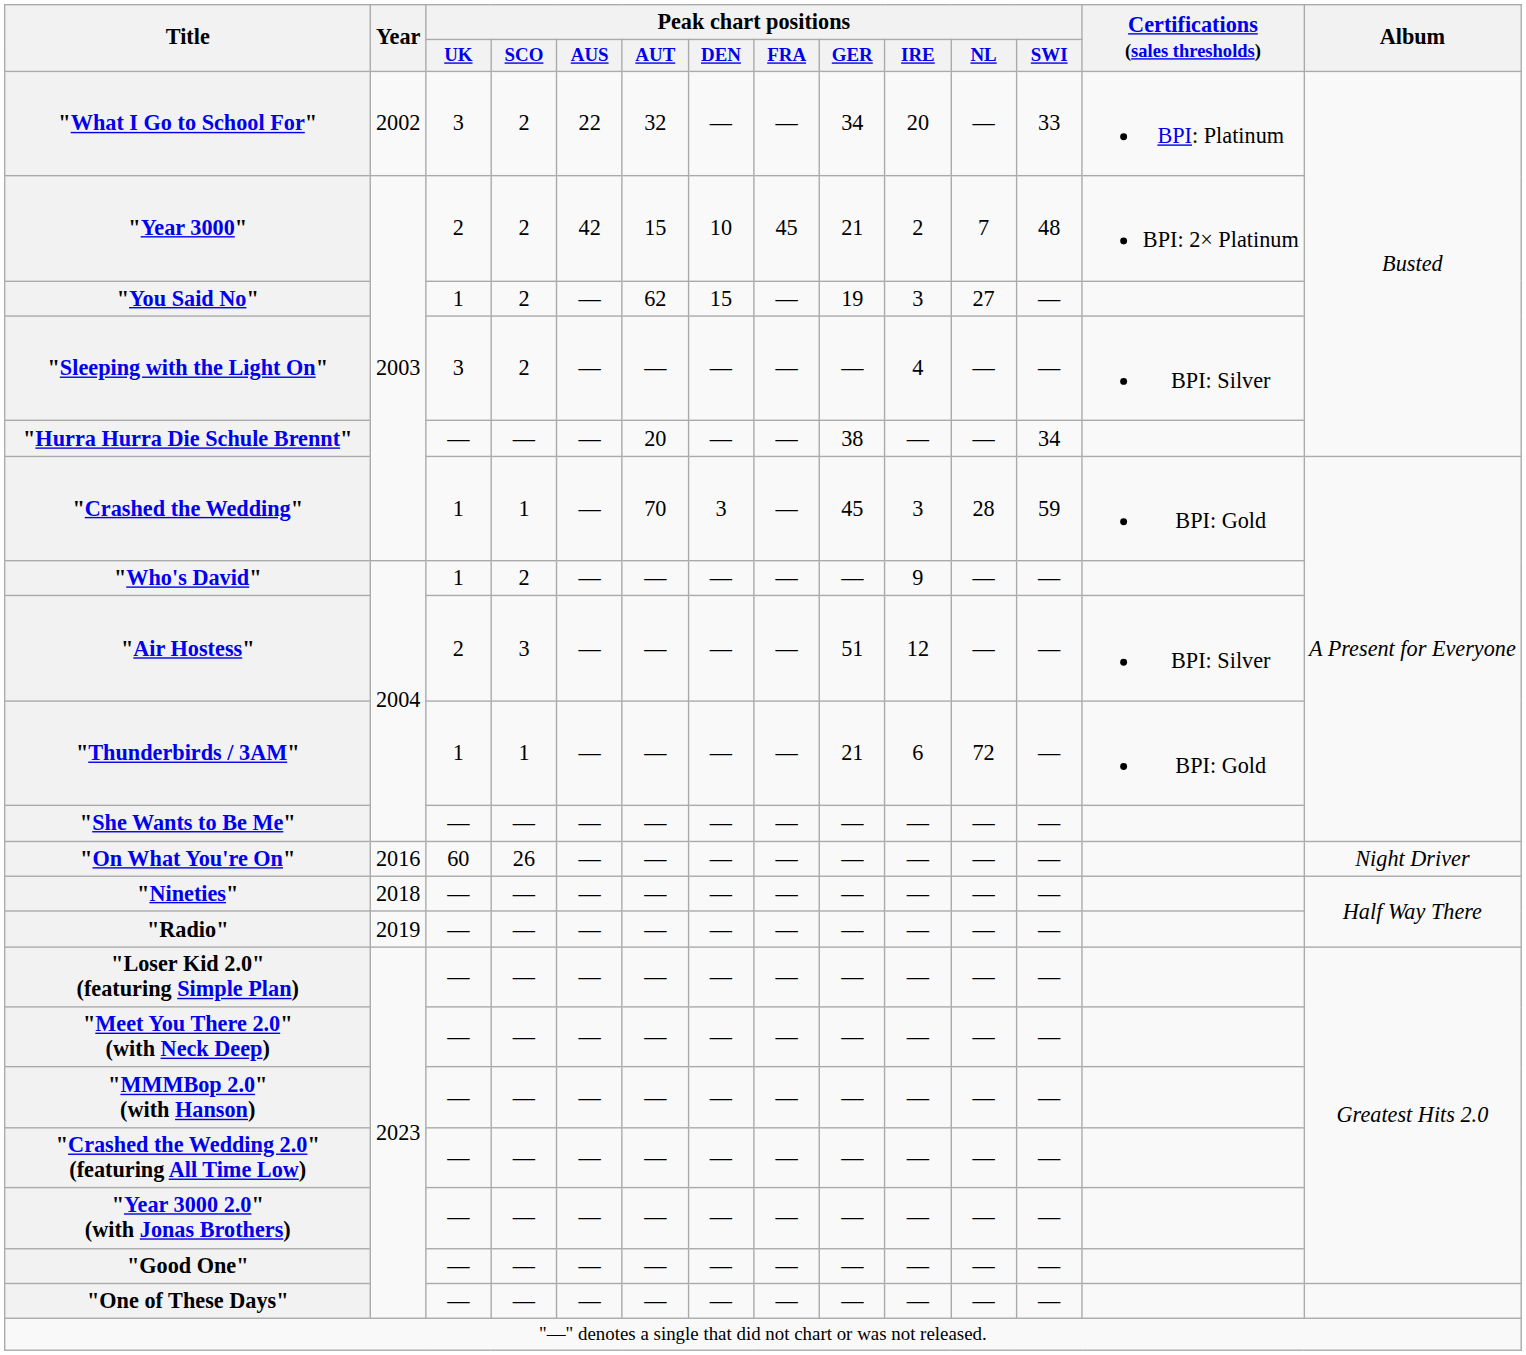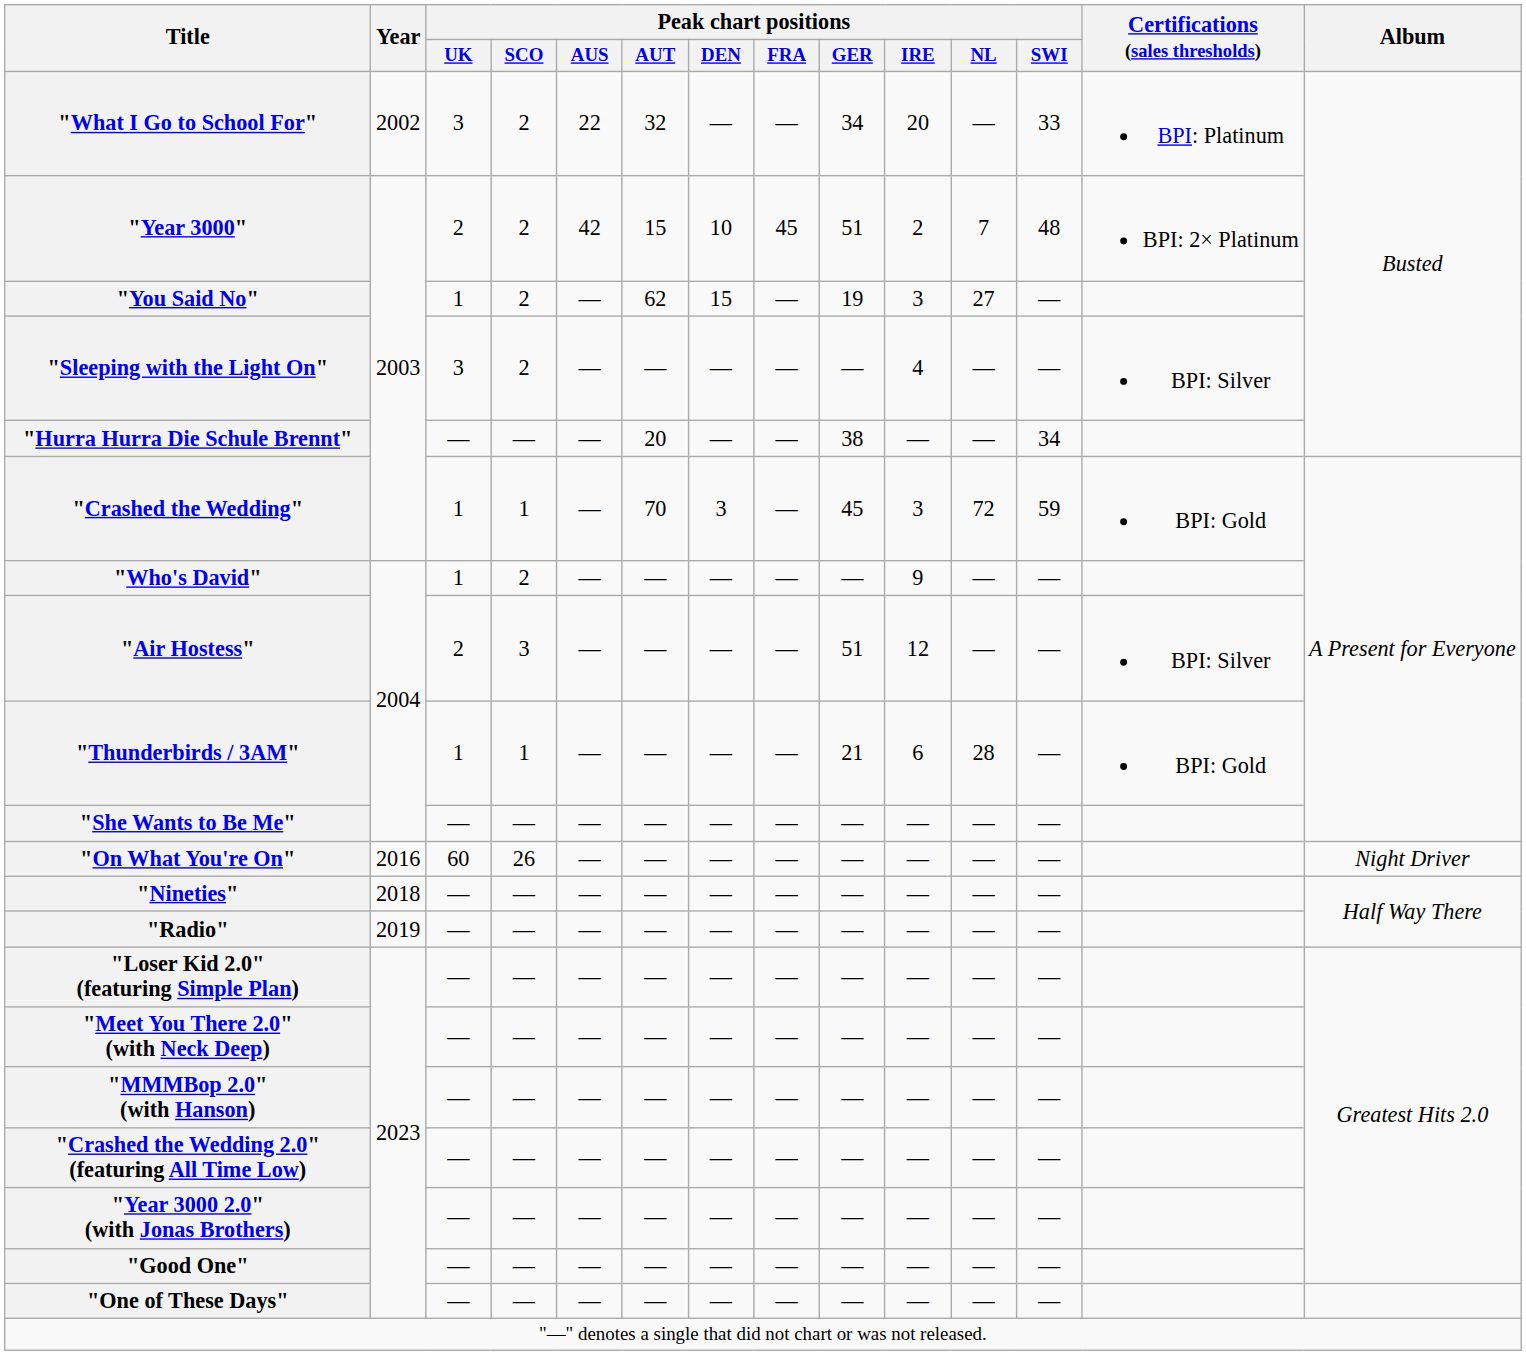(852, 228) 21 -> (852, 228) 51
(984, 508) 28 -> (984, 508) 72
(984, 753) 72 -> (984, 753) 28
